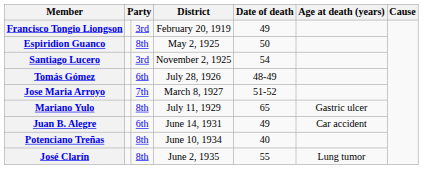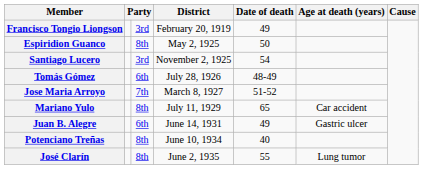(341, 108) Gastric ulcer -> (341, 108) Car accident
(341, 124) Car accident -> (341, 124) Gastric ulcer
